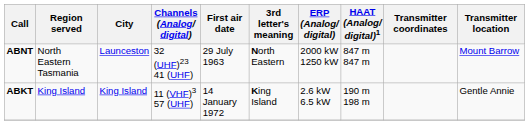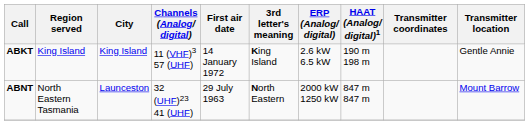rows swapped: (20, 90) <-> (20, 51)
